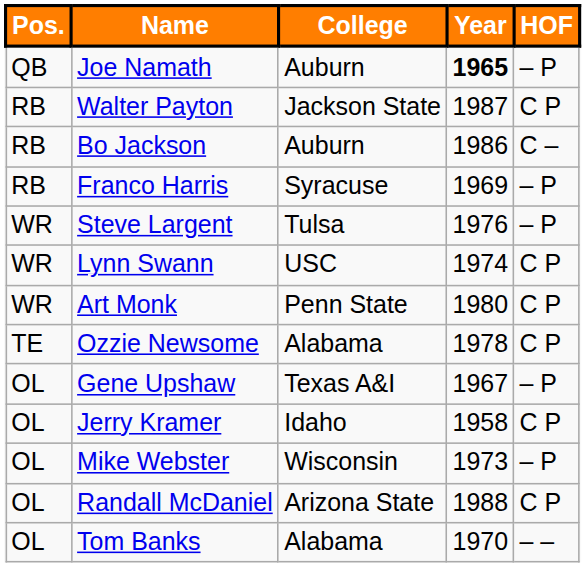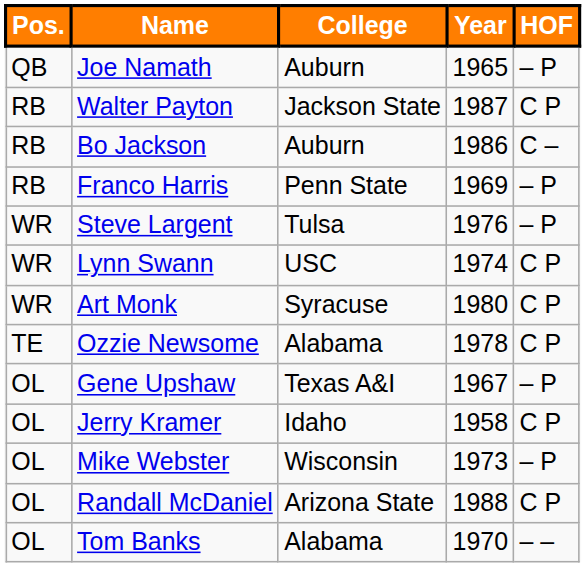(480, 66) bold -> (480, 66) normal
(336, 185) Syracuse -> (346, 185) Penn State
(346, 304) Penn State -> (336, 304) Syracuse
